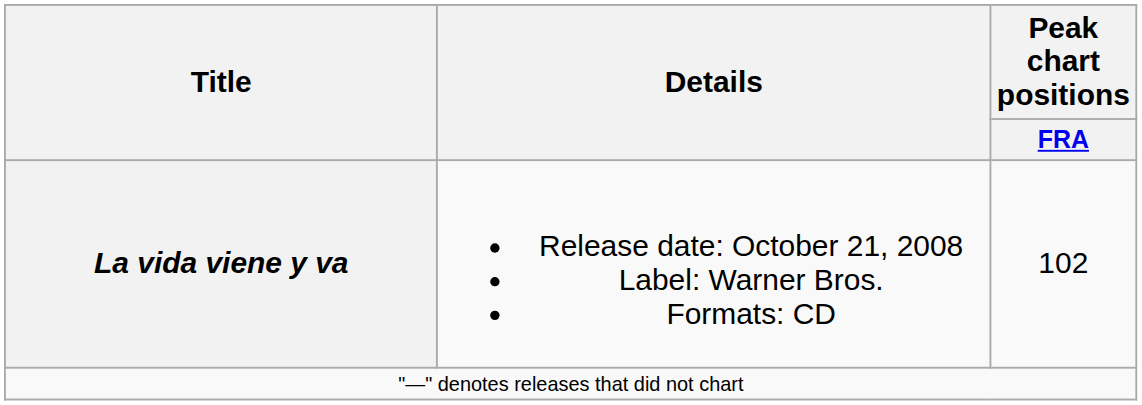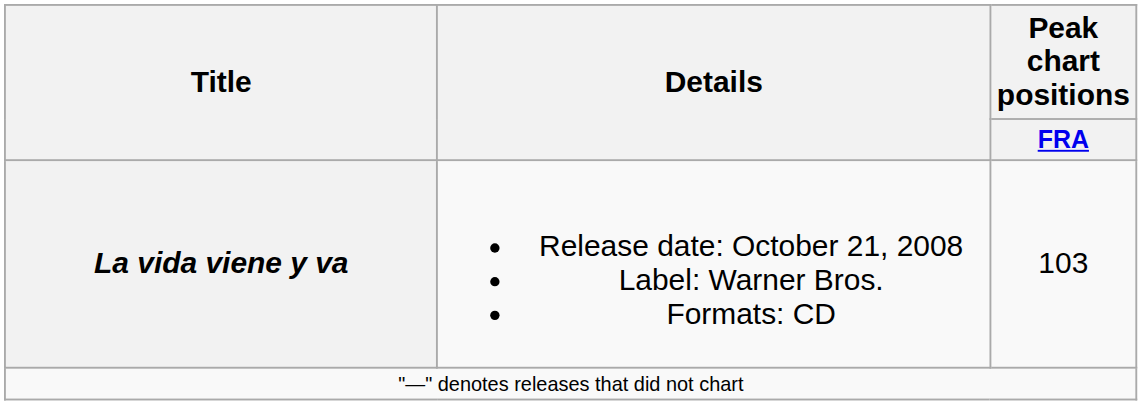(1063, 263) 102 -> (1063, 263) 103
